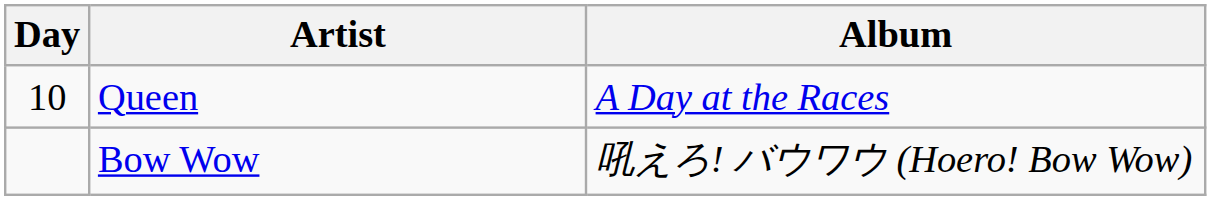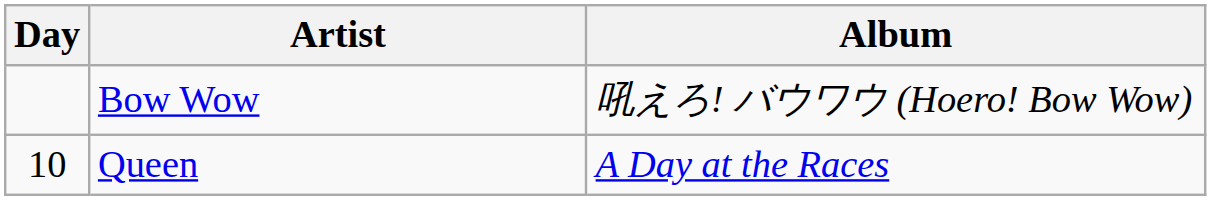rows swapped: (148, 95) <-> (179, 160)
